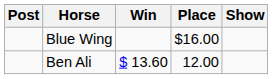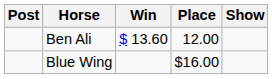rows swapped: (69, 62) <-> (79, 39)
